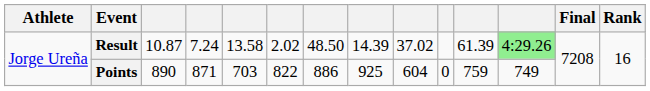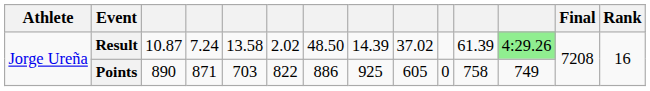(415, 72) 604 -> (415, 72) 605
(476, 72) 759 -> (476, 72) 758
